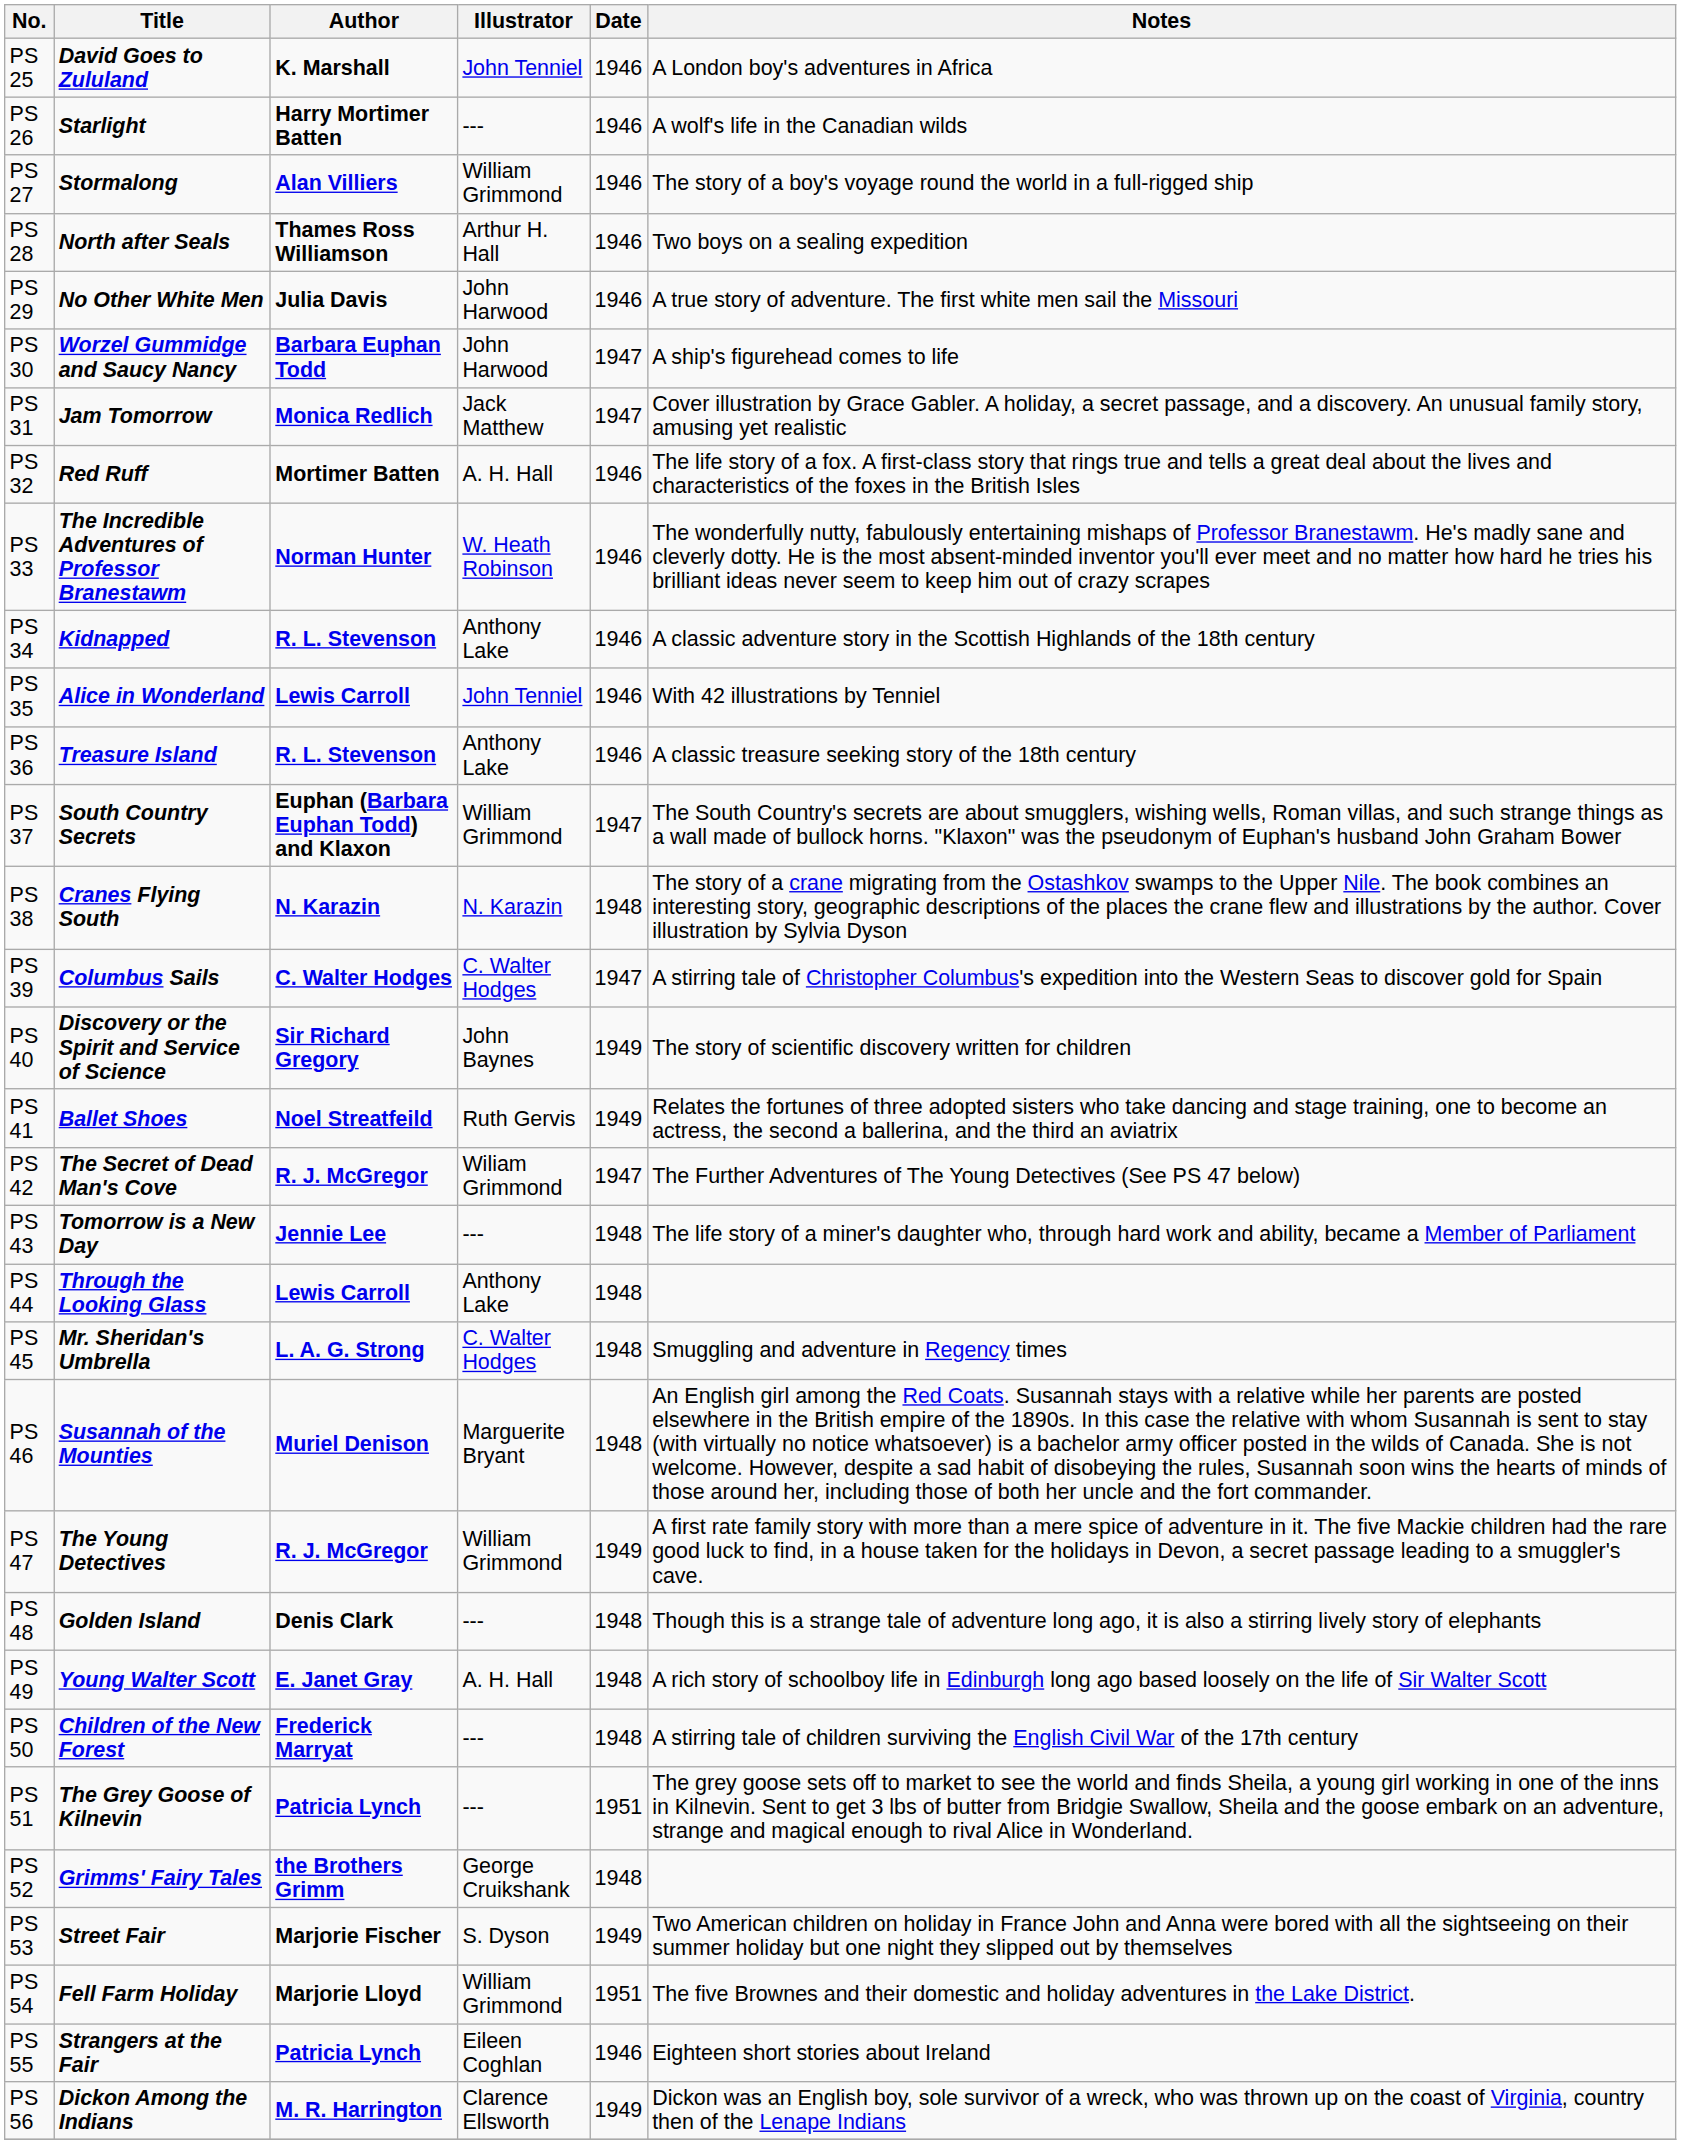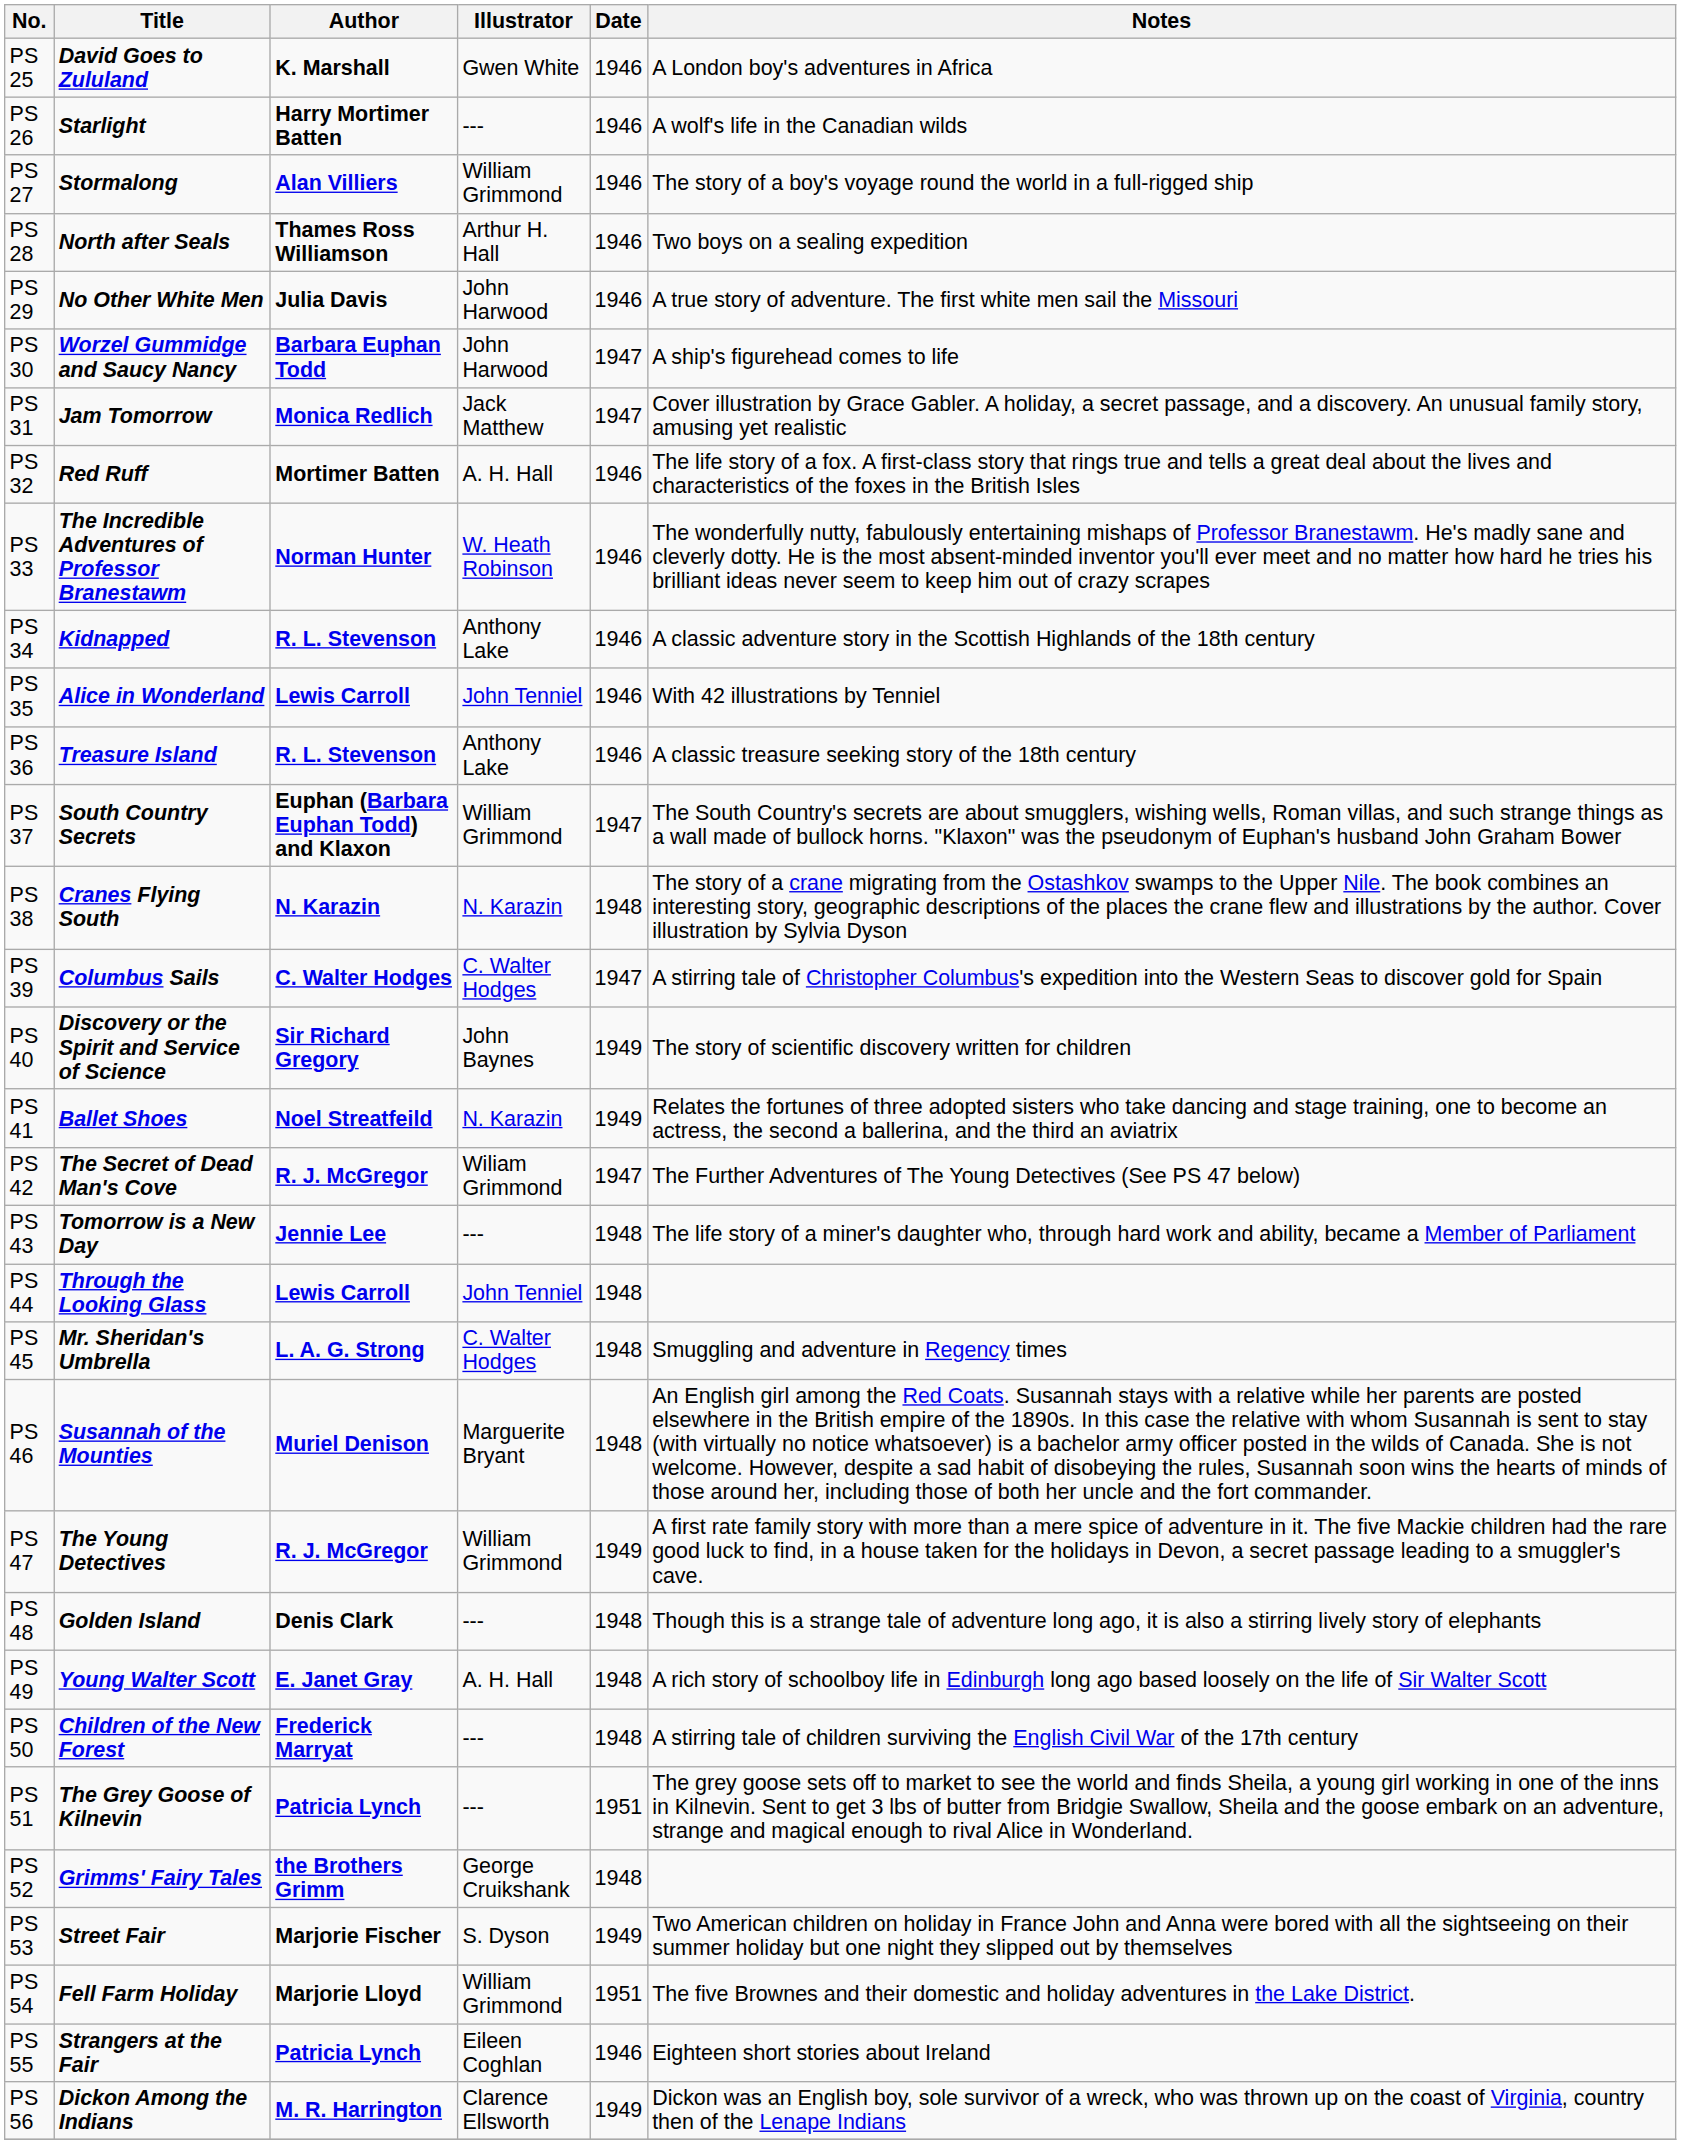(522, 67) John Tenniel -> (521, 67) Gwen White
(519, 1118) Ruth Gervis -> (512, 1118) N. Karazin
(502, 1292) Anthony Lake -> (522, 1292) John Tenniel
